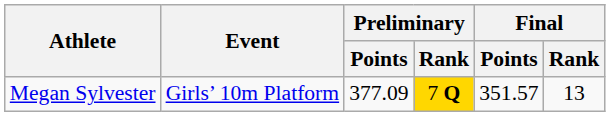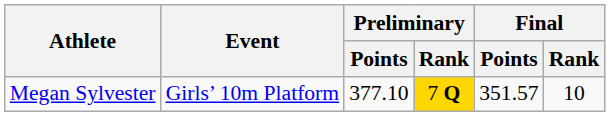(379, 93) 377.09 -> (379, 93) 377.10
(574, 93) 13 -> (574, 93) 10
